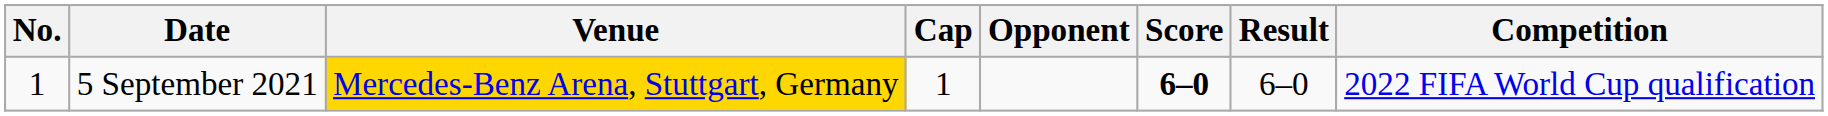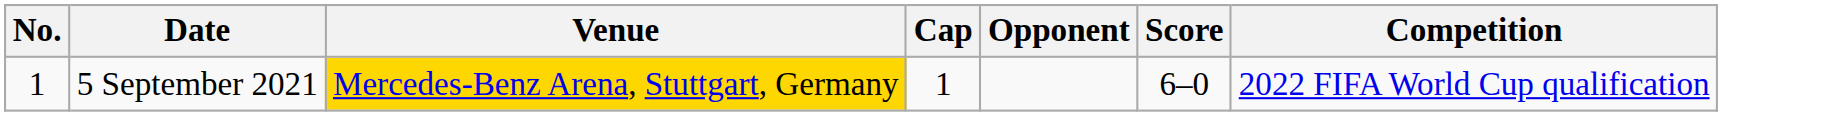- column: (1284, 30)
(1184, 83) bold -> (1184, 83) normal
